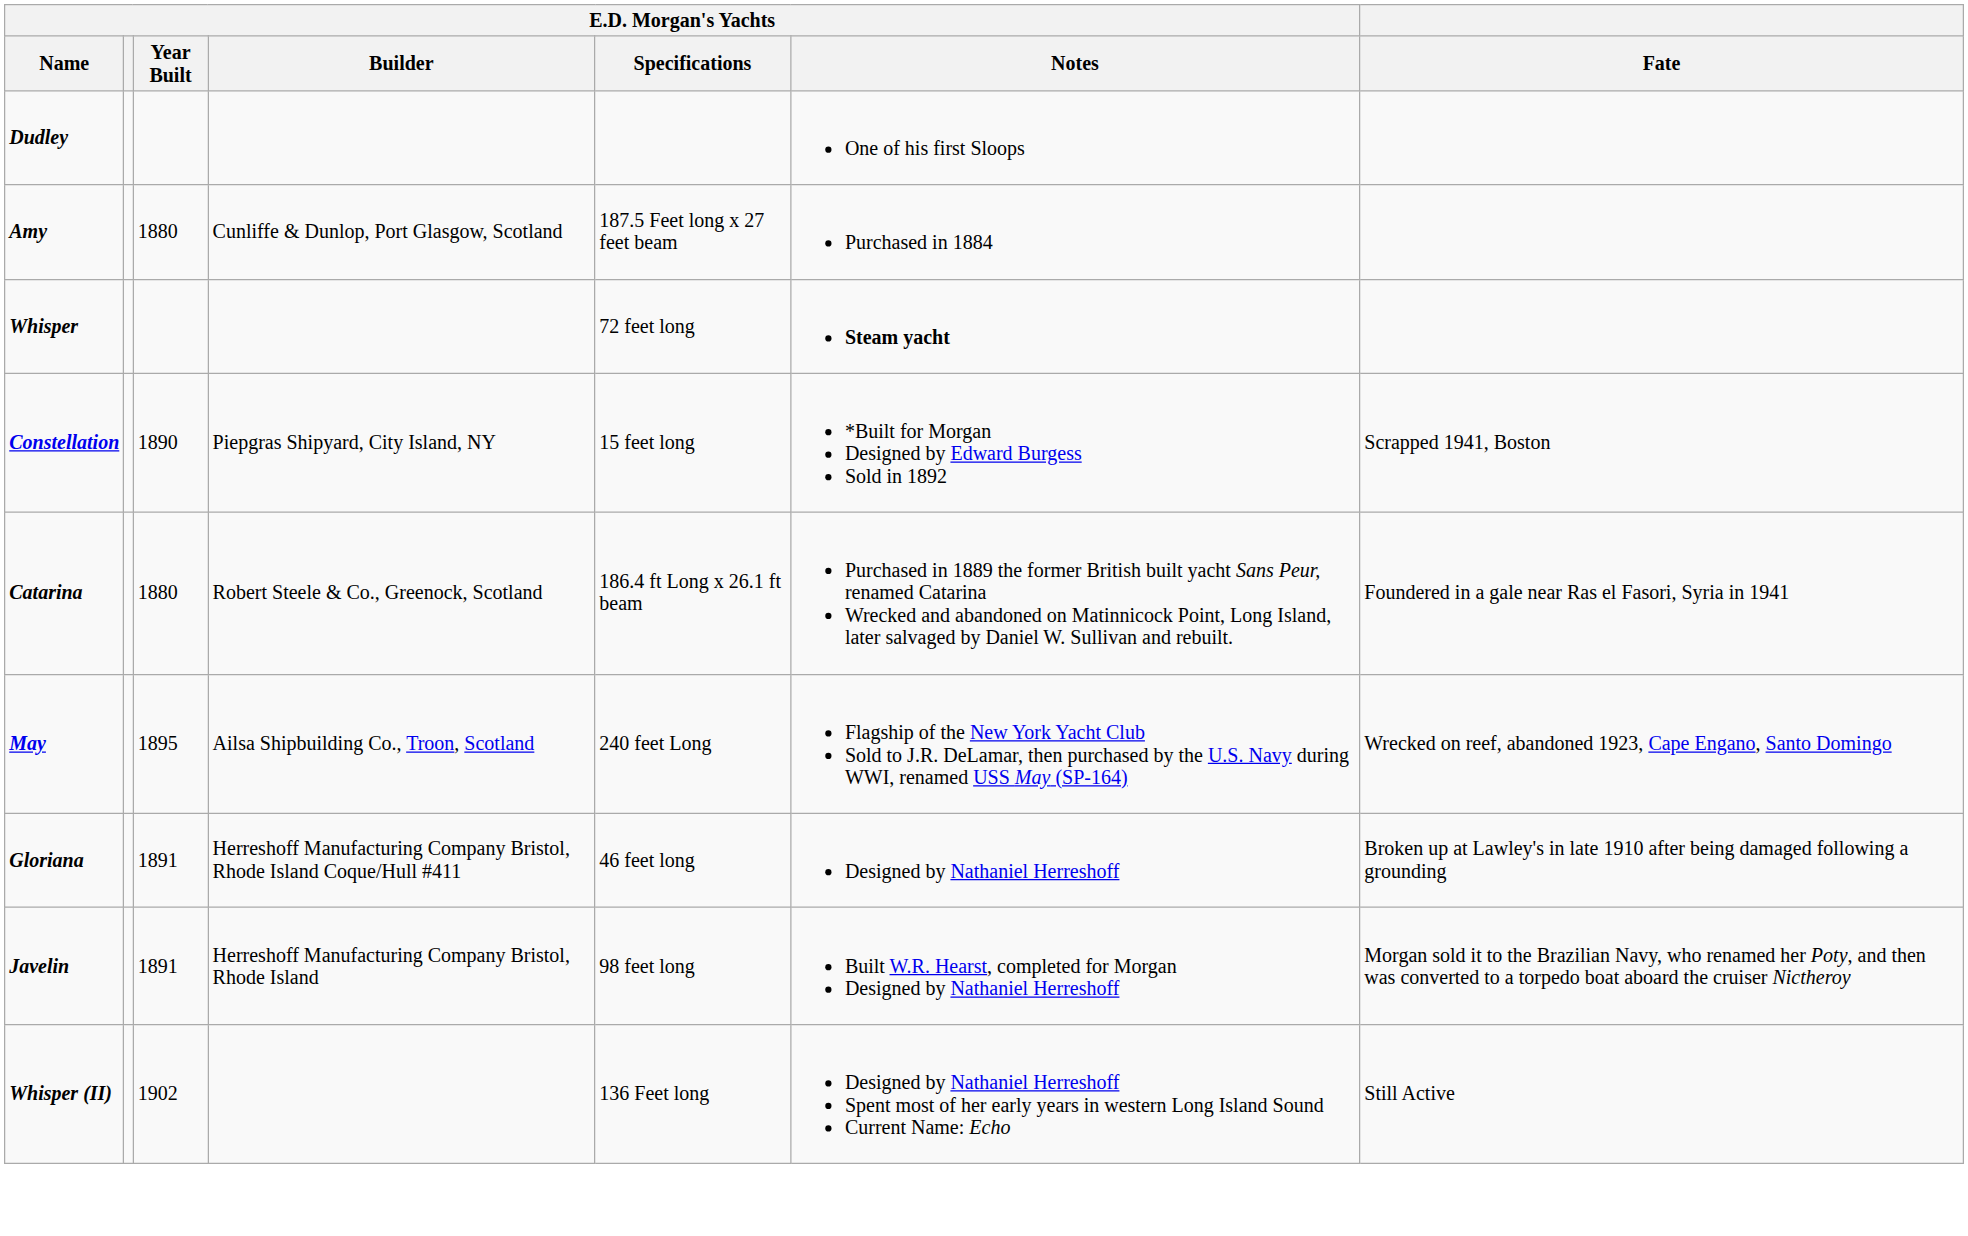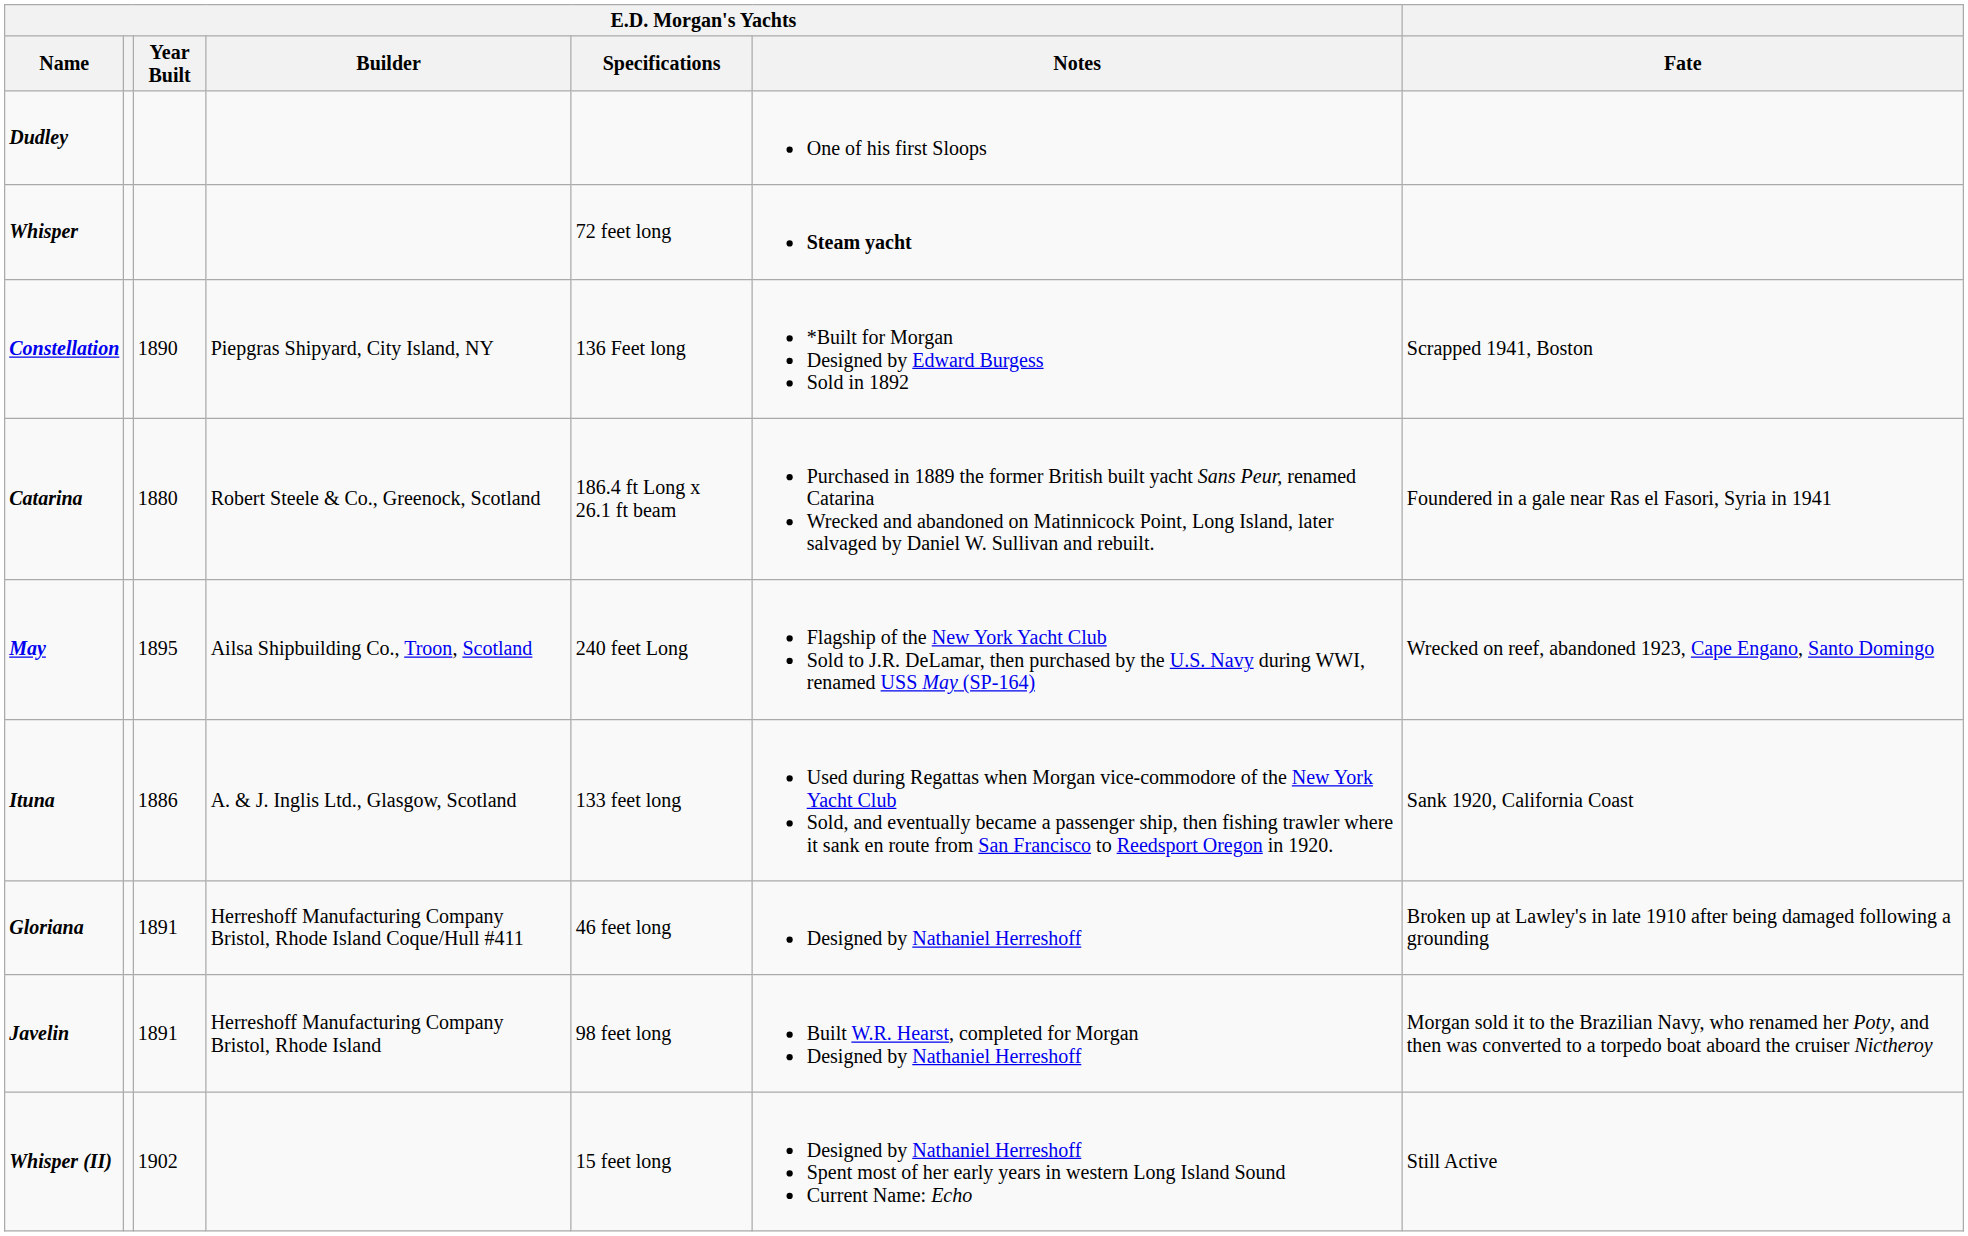- row: (28, 231)
(647, 442) 15 feet long -> (631, 348) 136 Feet long
+ row: (32, 799)
(654, 1093) 136 Feet long -> (623, 1161) 15 feet long
